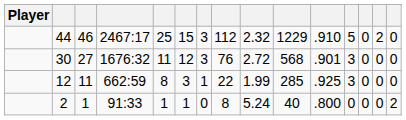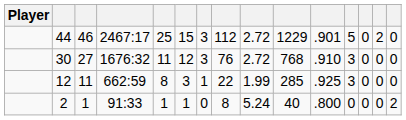(257, 37) 2.32 -> (257, 37) 2.72
(327, 37) .910 -> (327, 37) .901
(292, 59) 568 -> (292, 59) 768
(327, 59) .901 -> (327, 59) .910
